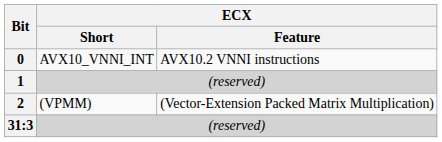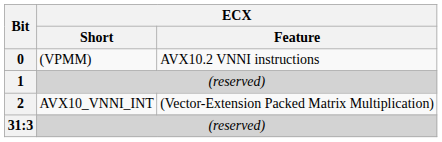(97, 59) AVX10_VNNI_INT -> (65, 59) (VPMM)
(65, 103) (VPMM) -> (97, 103) AVX10_VNNI_INT
